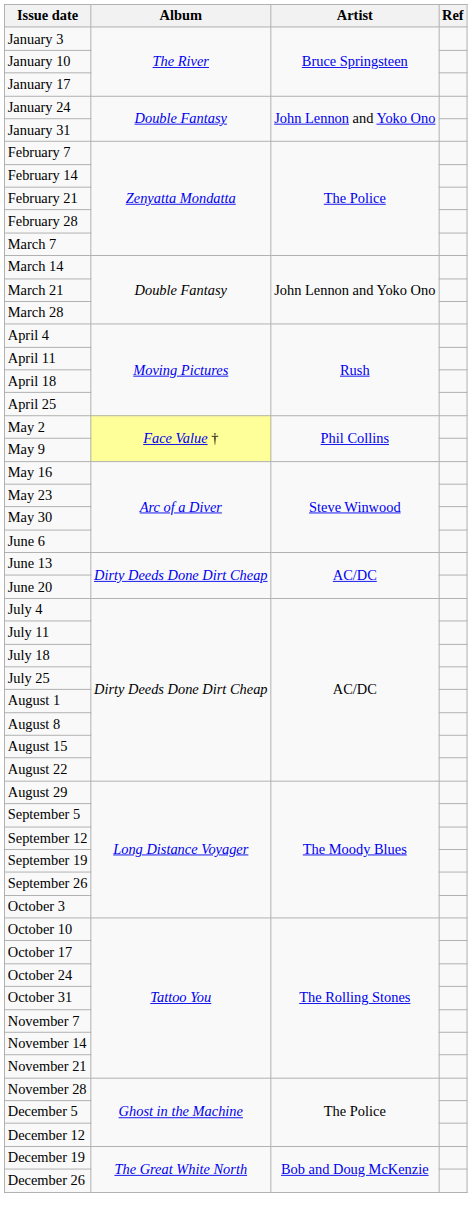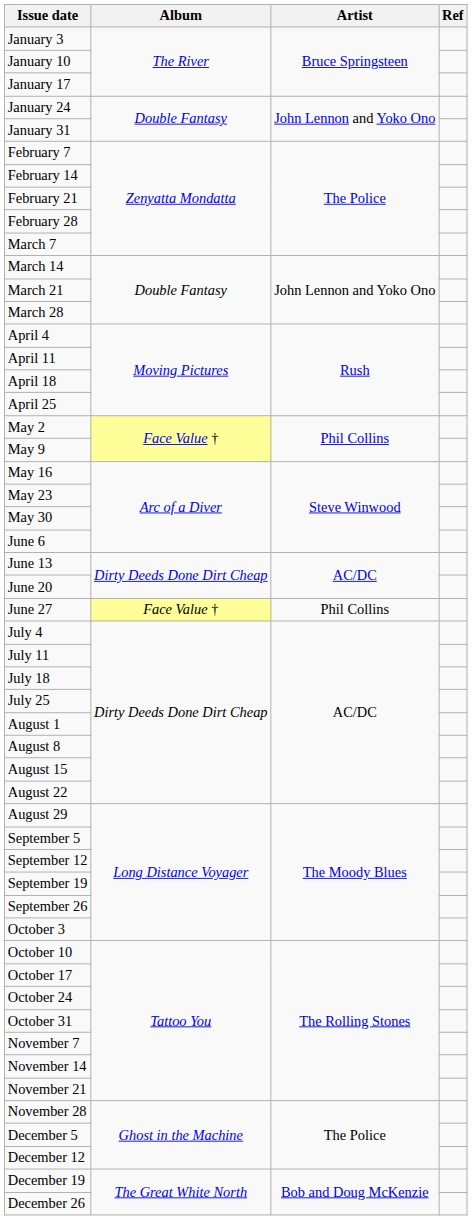+ row: (30, 609)
